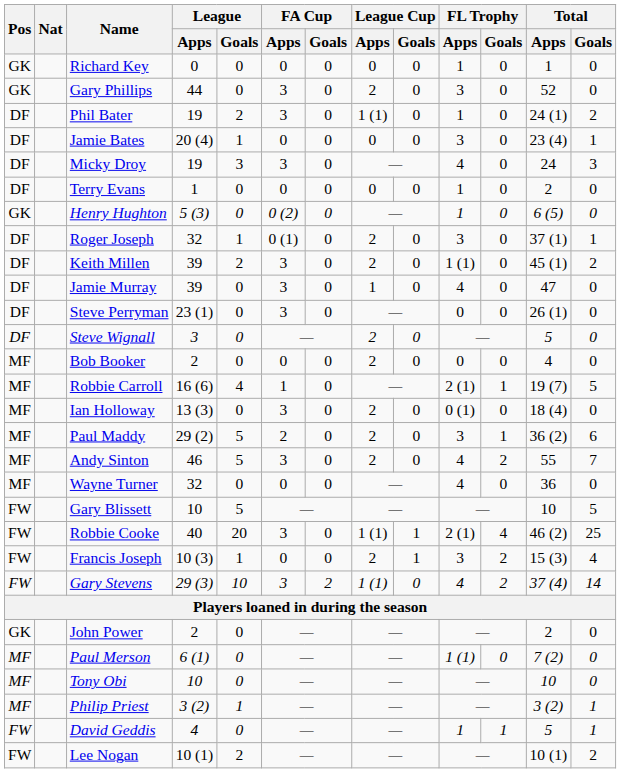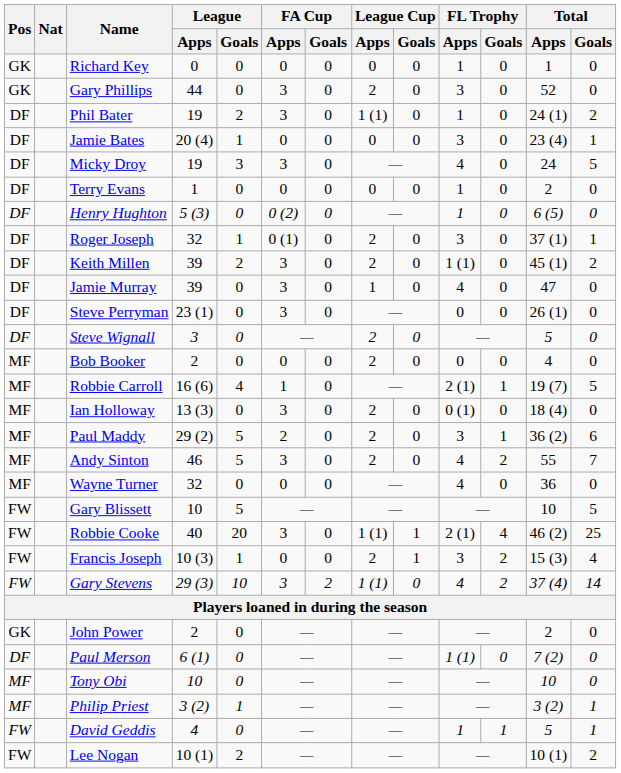(593, 164) 3 -> (593, 164) 5
(20, 213) GK -> (20, 213) DF
(20, 656) MF -> (20, 656) DF
